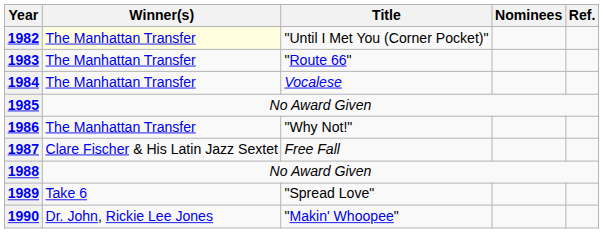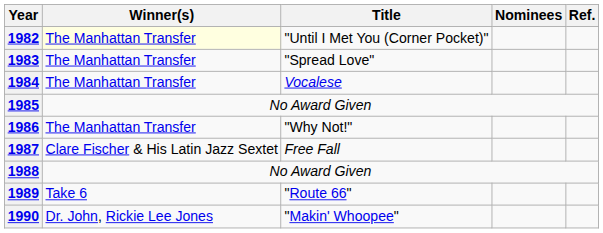(318, 60) "Route 66" -> (329, 60) "Spread Love"
(329, 194) "Spread Love" -> (318, 194) "Route 66"
